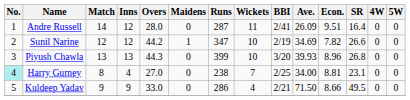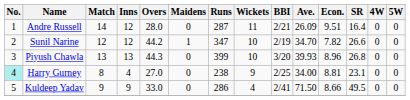(282, 27) 2/41 -> (282, 27) 2/21
(306, 42) 34.69 -> (306, 42) 34.70
(253, 73) 7 -> (253, 73) 9
(282, 88) 2/21 -> (282, 88) 2/41
